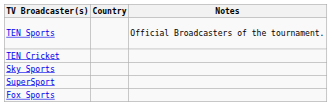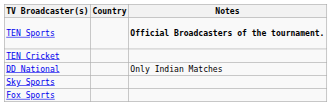(227, 33) normal -> (227, 33) bold
+ row: (33, 69)
- row: (30, 82)
